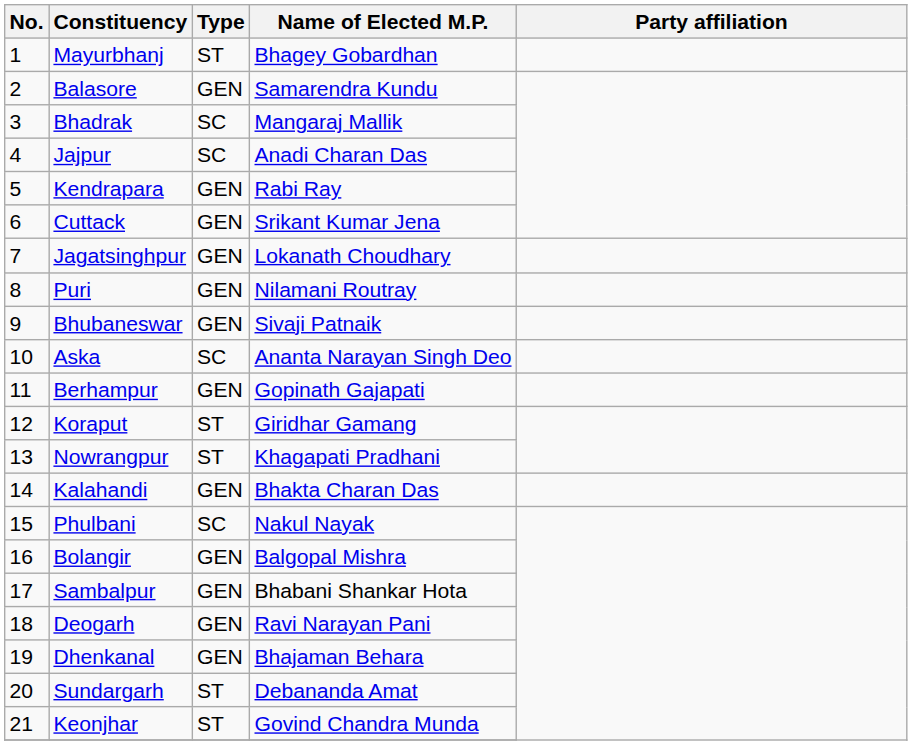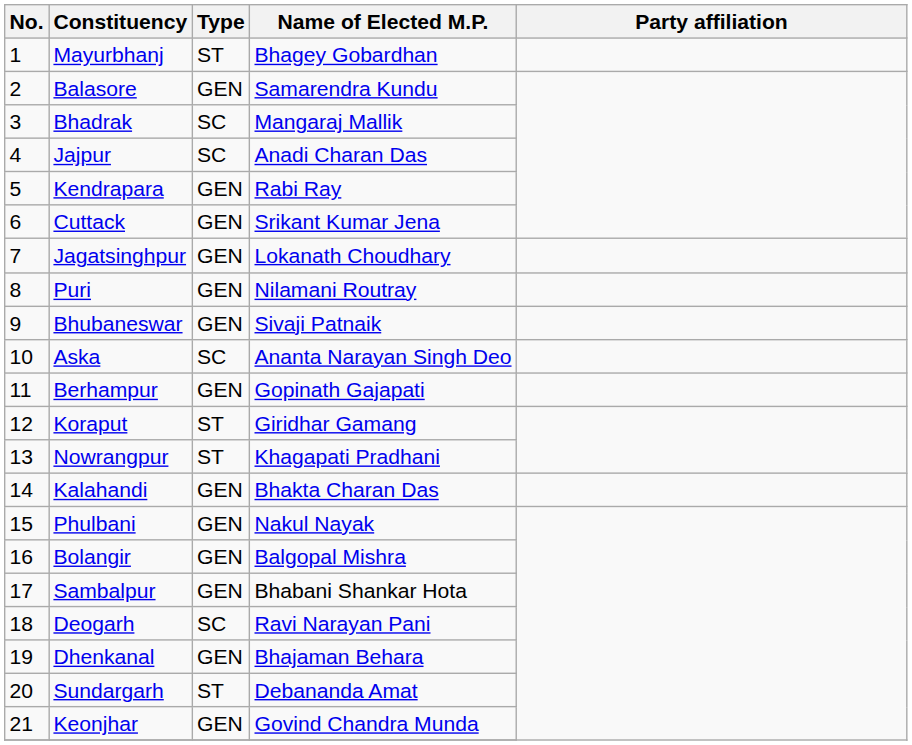(212, 523) SC -> (220, 523) GEN
(220, 624) GEN -> (212, 624) SC
(210, 724) ST -> (220, 724) GEN
